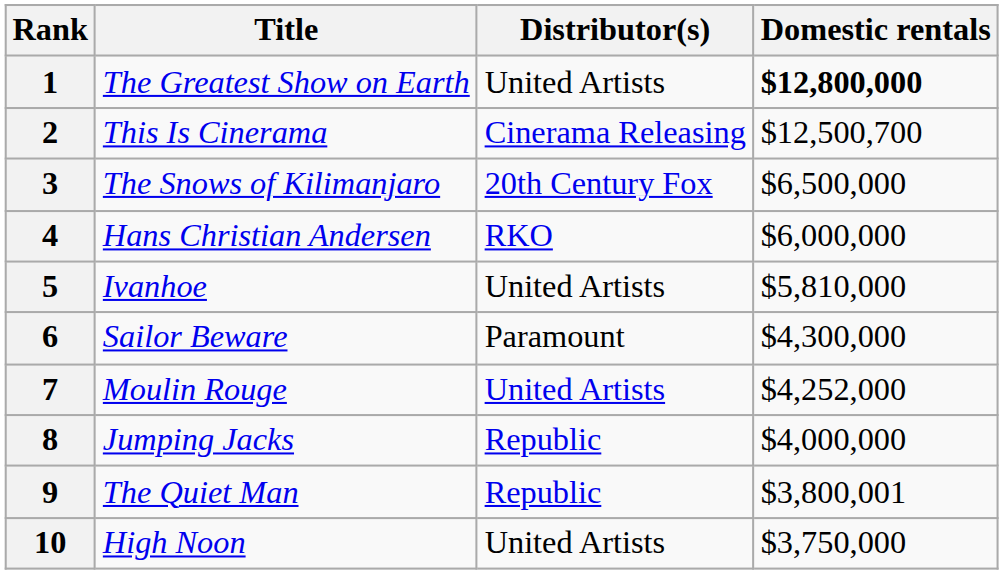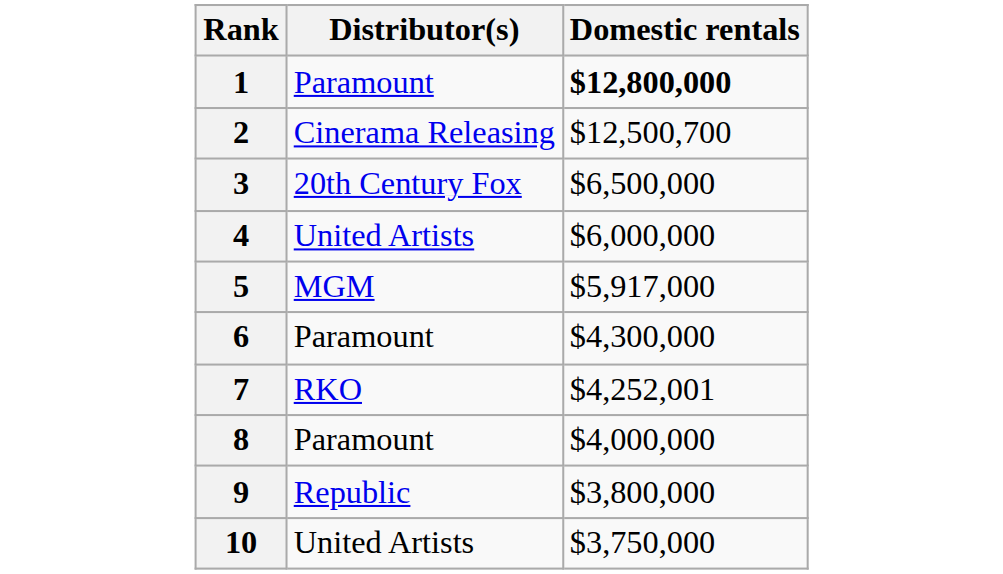- column: (286, 30)
(575, 81) United Artists -> (364, 81) Paramount
(519, 235) RKO -> (384, 235) United Artists
(575, 286) United Artists -> (334, 286) MGM
(833, 286) $5,810,000 -> (643, 286) $5,917,000
(575, 388) United Artists -> (328, 388) RKO
(833, 388) $4,252,000 -> (643, 388) $4,252,001
(543, 440) Republic -> (364, 440) Paramount
(833, 491) $3,800,001 -> (643, 491) $3,800,000
